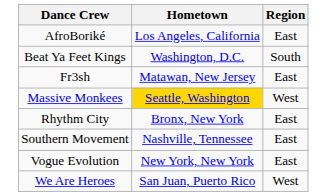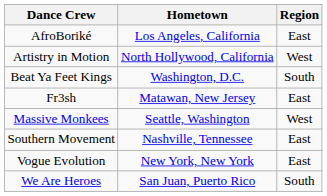+ row: (61, 56)
(197, 98) gold background -> (197, 118) no background
- row: (75, 118)
(286, 181) West -> (299, 181) South
